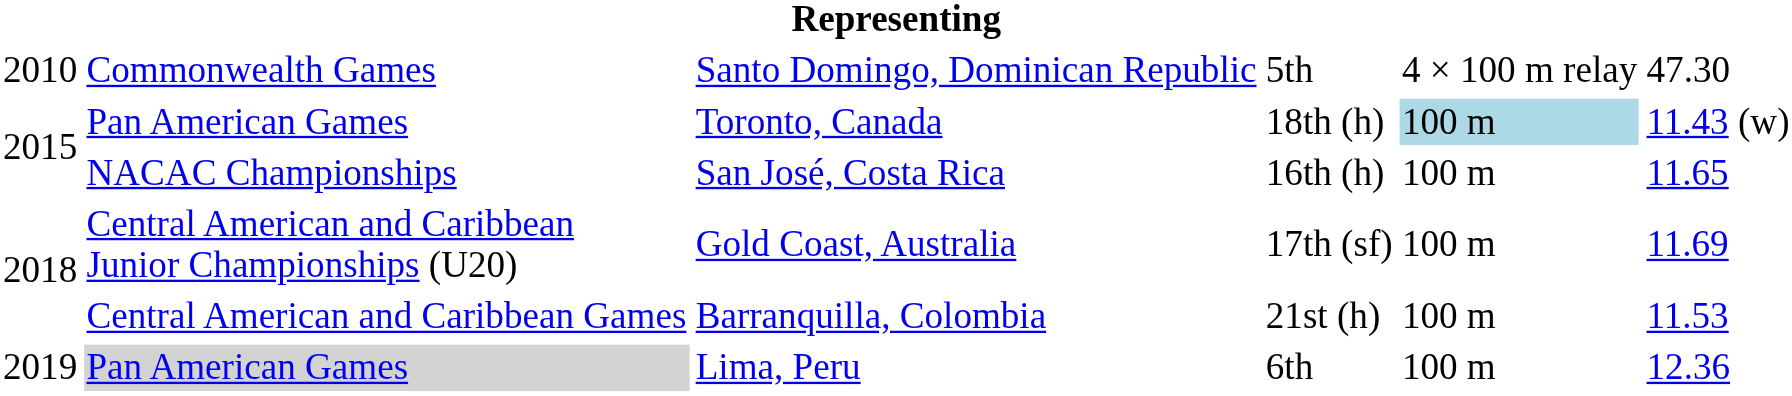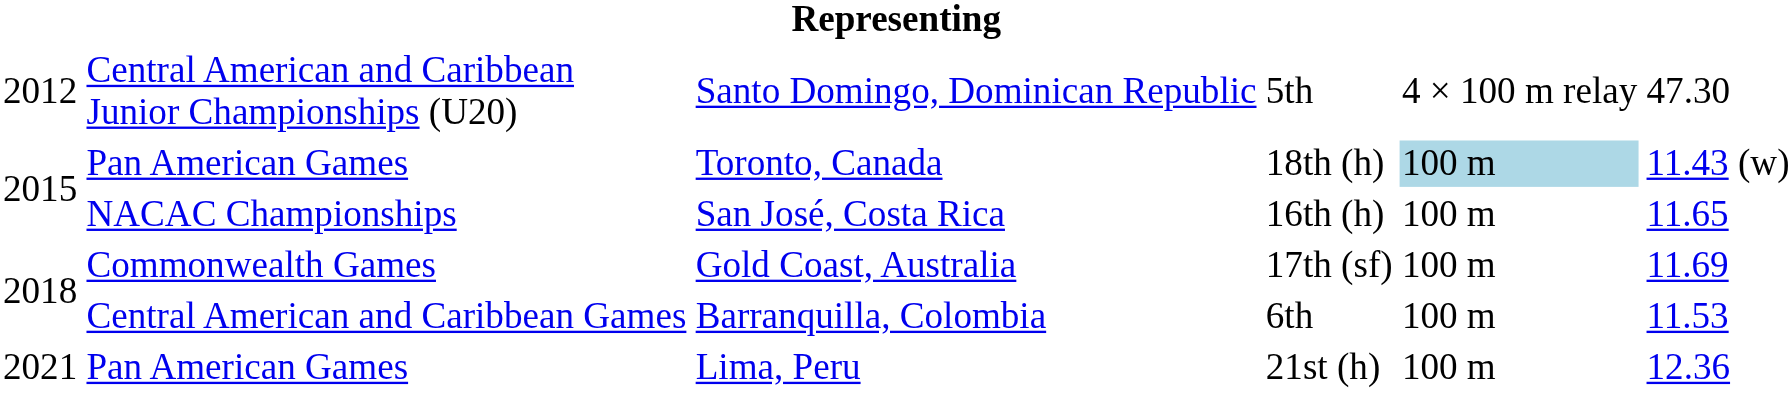(40, 70) 2010 -> (40, 91) 2012
(261, 70) Commonwealth Games -> (330, 91) Central American and Caribbean Junior Championships (U20)
(330, 244) Central American and Caribbean Junior Championships (U20) -> (261, 265) Commonwealth Games
(1323, 316) 21st (h) -> (1290, 316) 6th
(40, 367) 2019 -> (40, 367) 2021
(247, 367) lightgrey background -> (247, 367) no background
(1290, 367) 6th -> (1323, 367) 21st (h)
